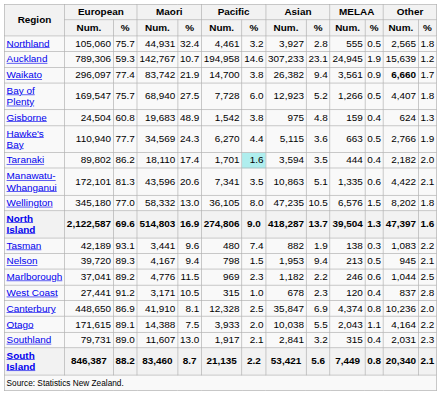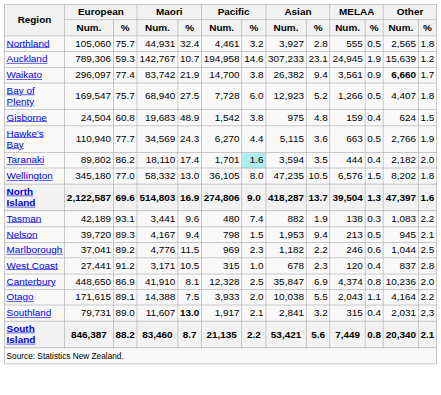(427, 117) 1.3 -> (427, 117) 1.5
- row: (32, 181)
(190, 340) normal -> (190, 313) bold
